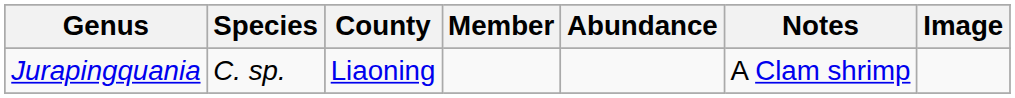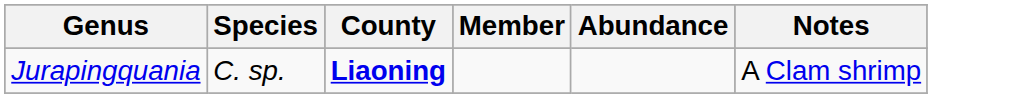- column: (963, 26)
(383, 70) normal -> (388, 70) bold
